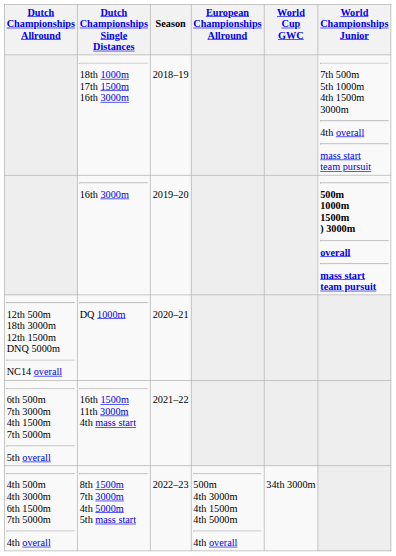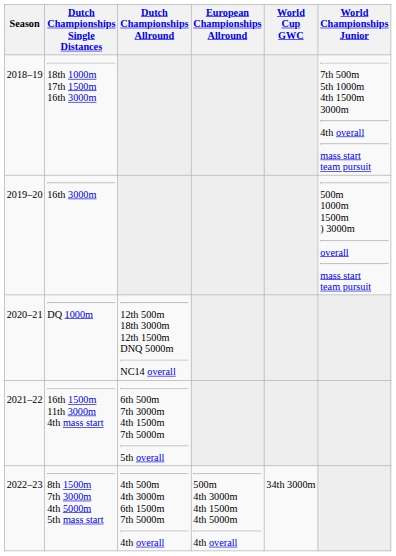columns swapped: (171, 24) <-> (41, 24)
(354, 237) bold -> (354, 237) normal
